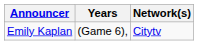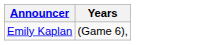- column: (162, 13)
